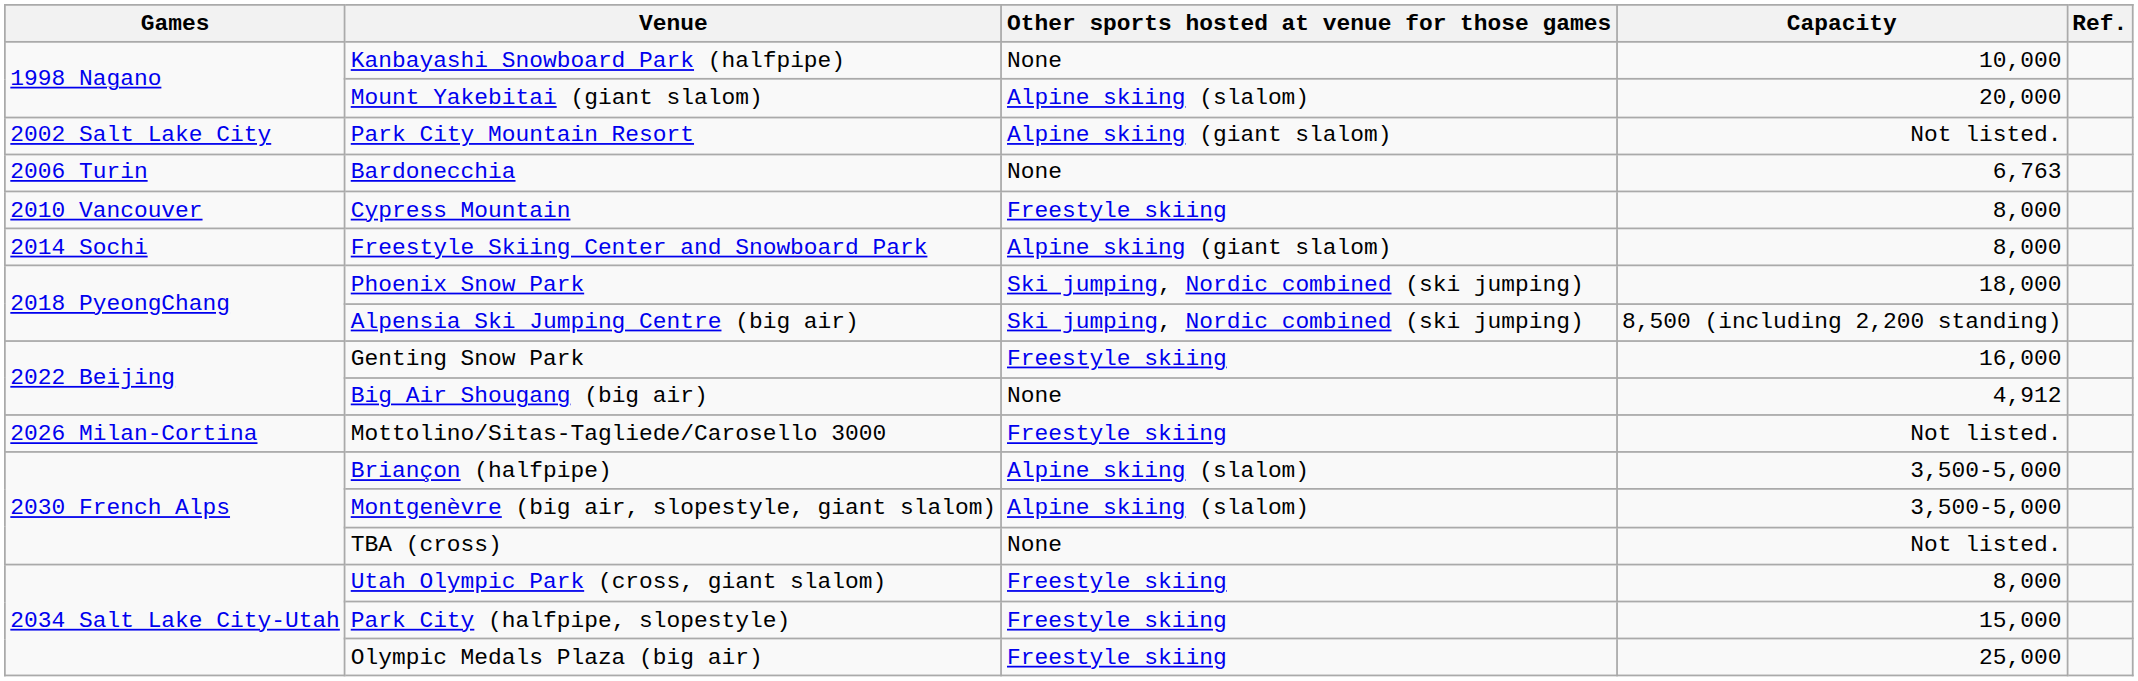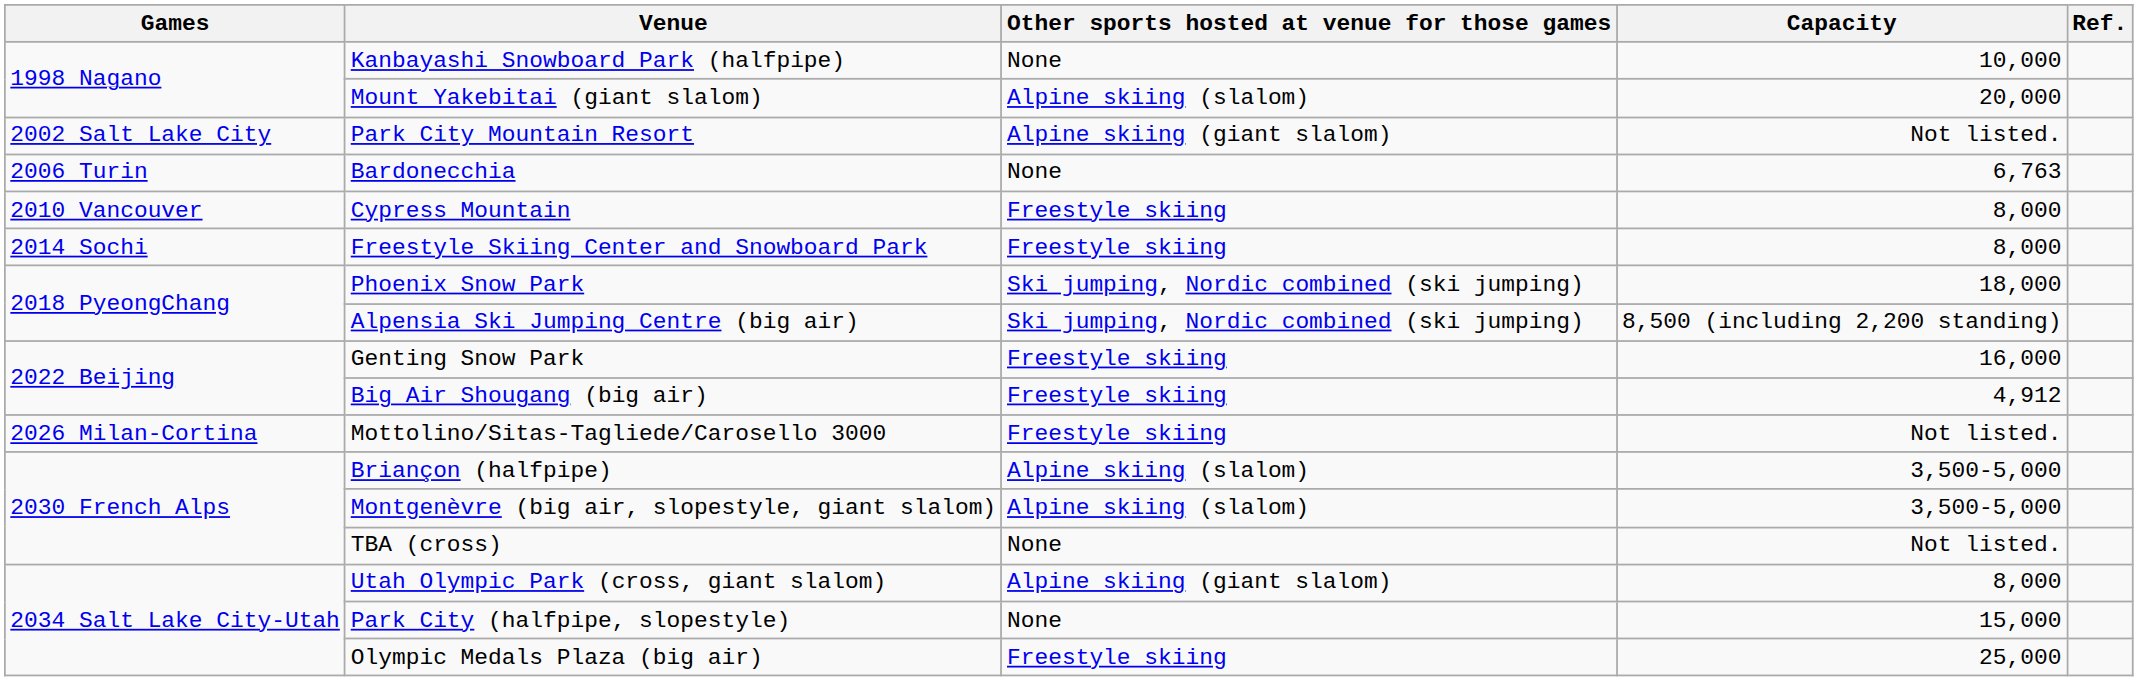(1199, 247) Alpine skiing (giant slalom) -> (1117, 247) Freestyle skiing
(1034, 396) None -> (1117, 396) Freestyle skiing
(1117, 583) Freestyle skiing -> (1199, 583) Alpine skiing (giant slalom)
(1117, 620) Freestyle skiing -> (1034, 620) None
